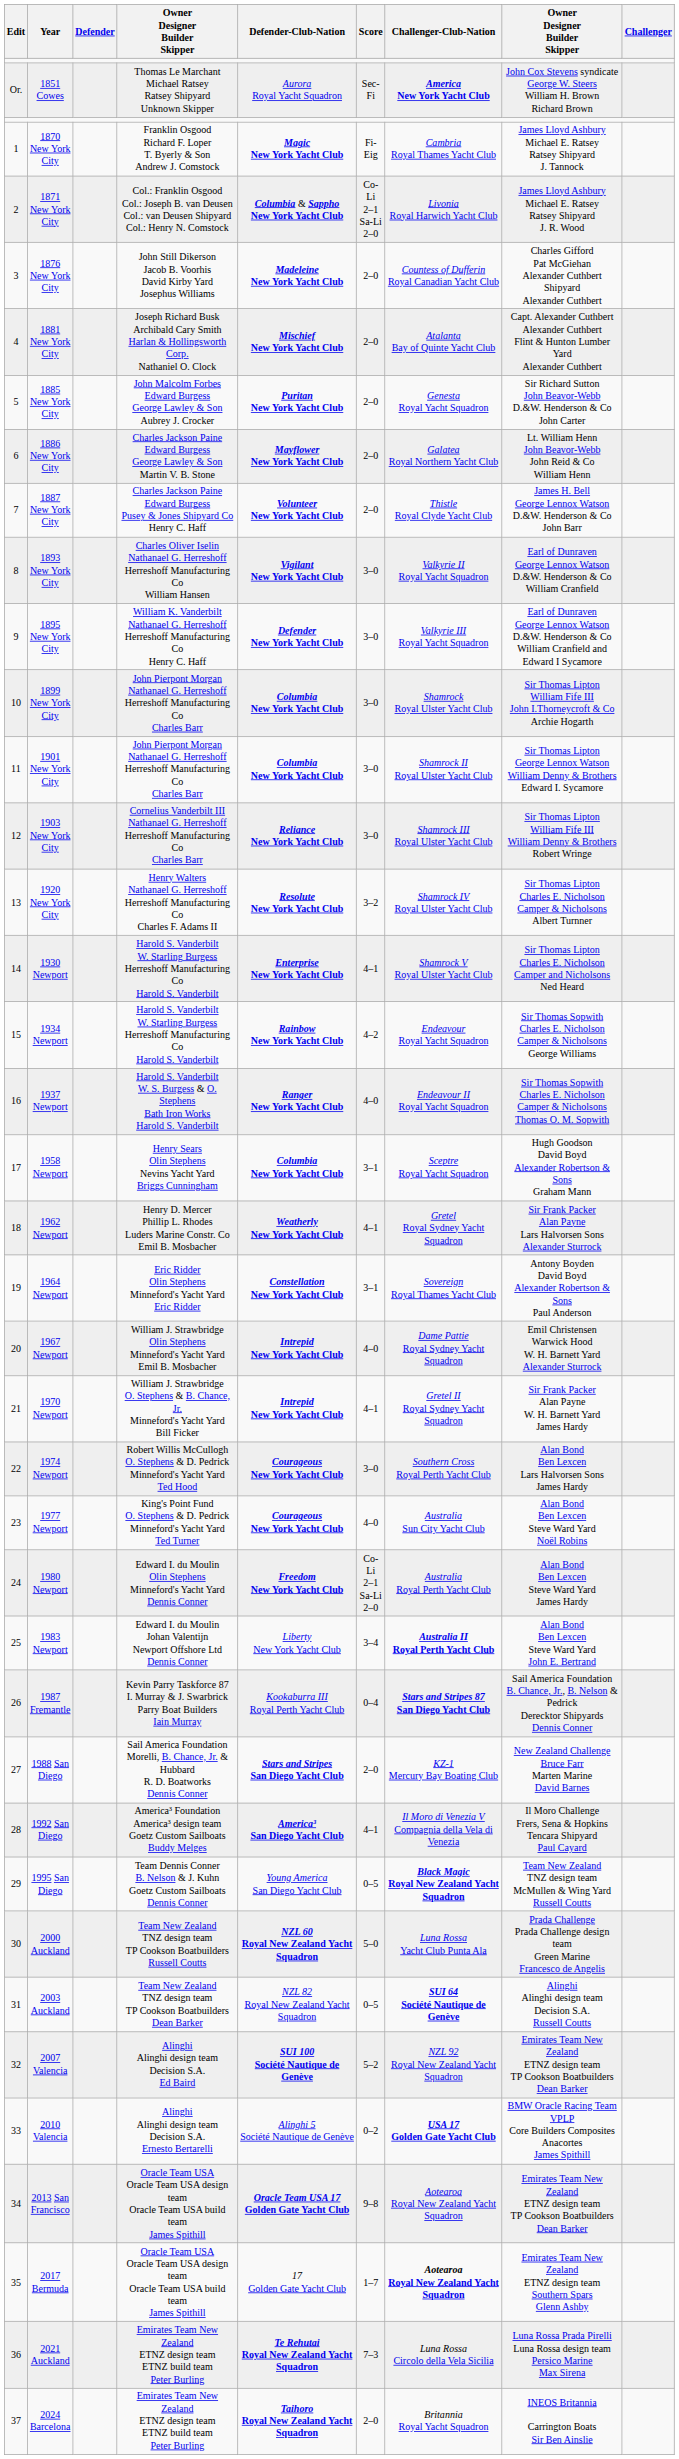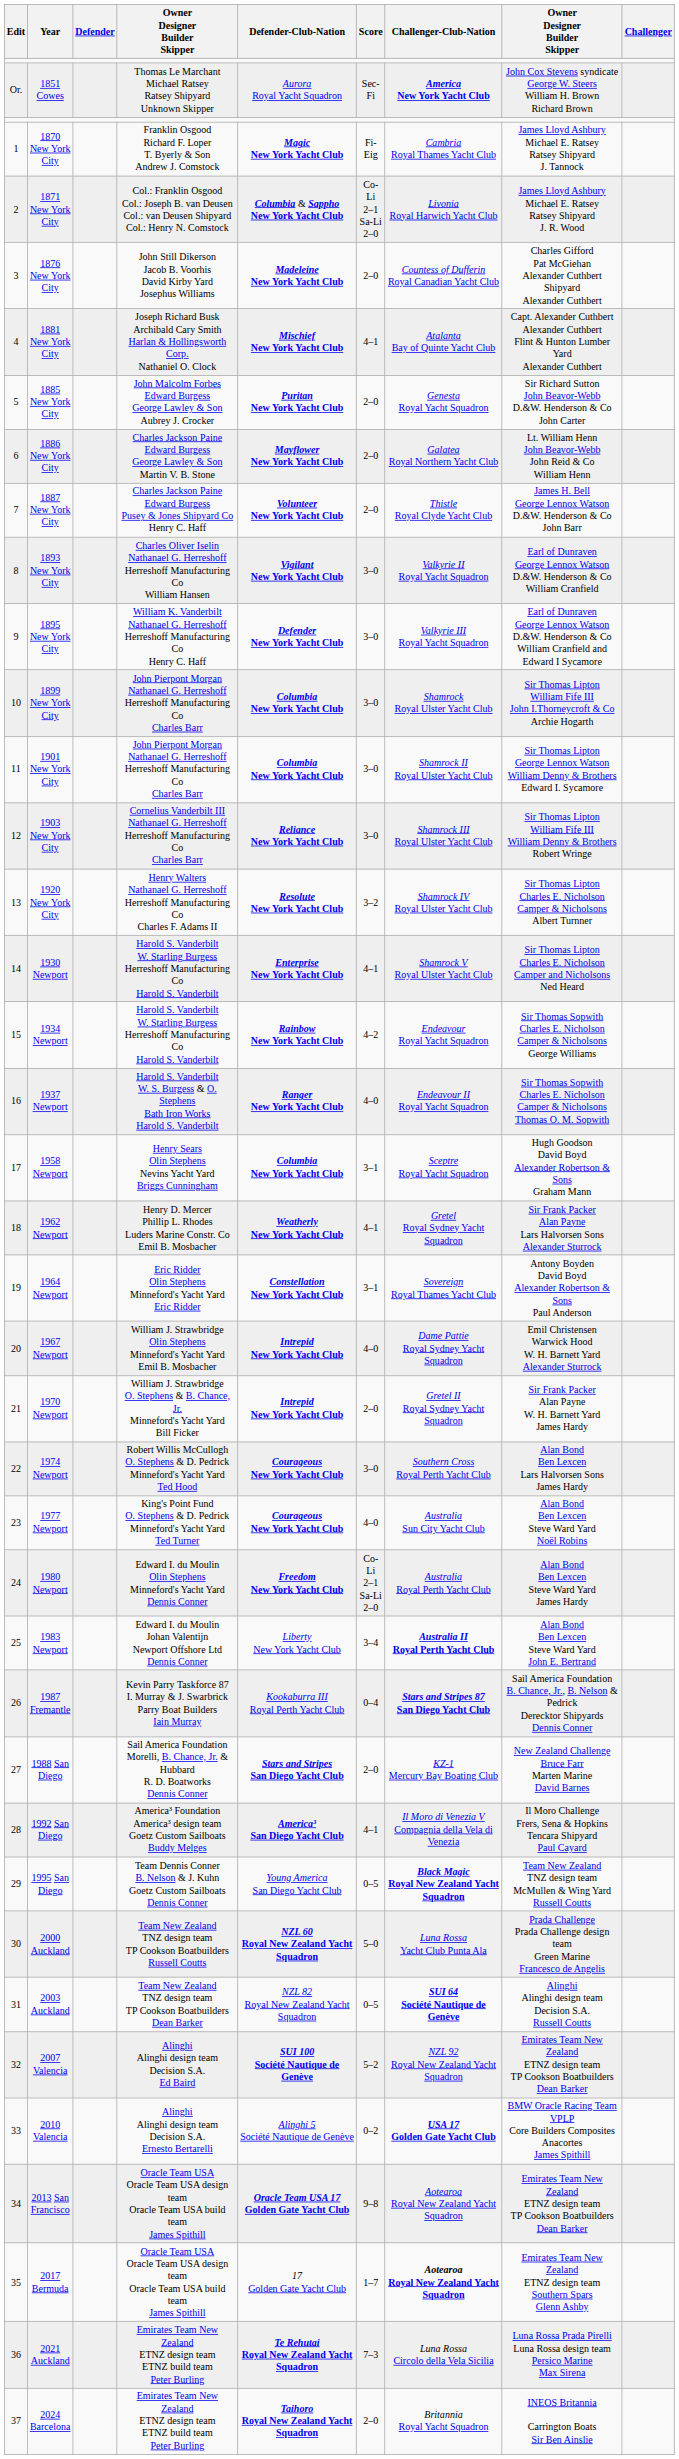(371, 342) 2–0 -> (371, 342) 4–1
(371, 1408) 4–1 -> (371, 1408) 2–0
